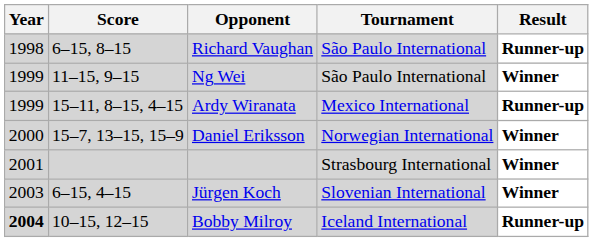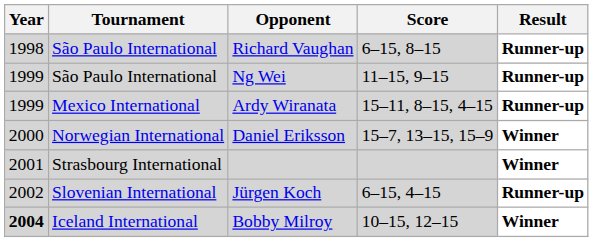columns swapped: (407, 19) <-> (118, 19)
(530, 77) Winner -> (543, 77) Runner-up
(26, 193) 2003 -> (26, 193) 2002
(530, 193) Winner -> (543, 193) Runner-up
(543, 222) Runner-up -> (530, 222) Winner
